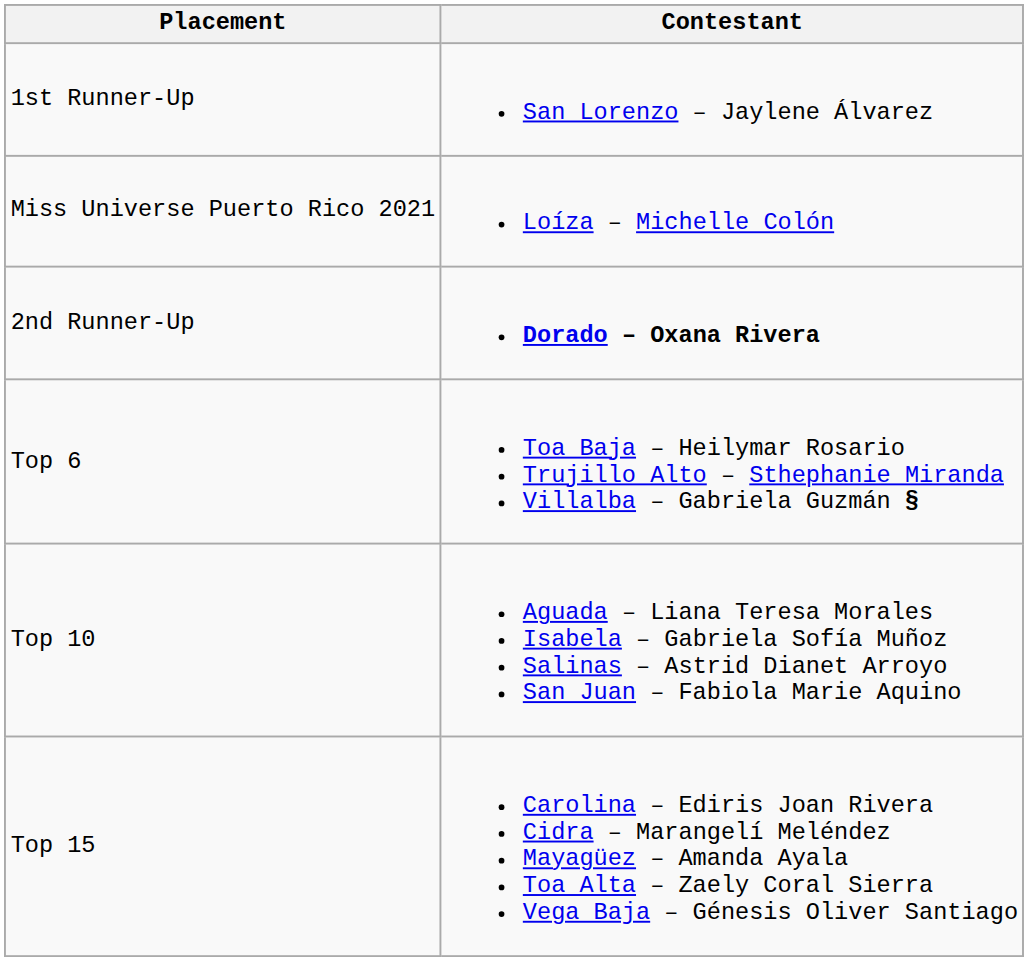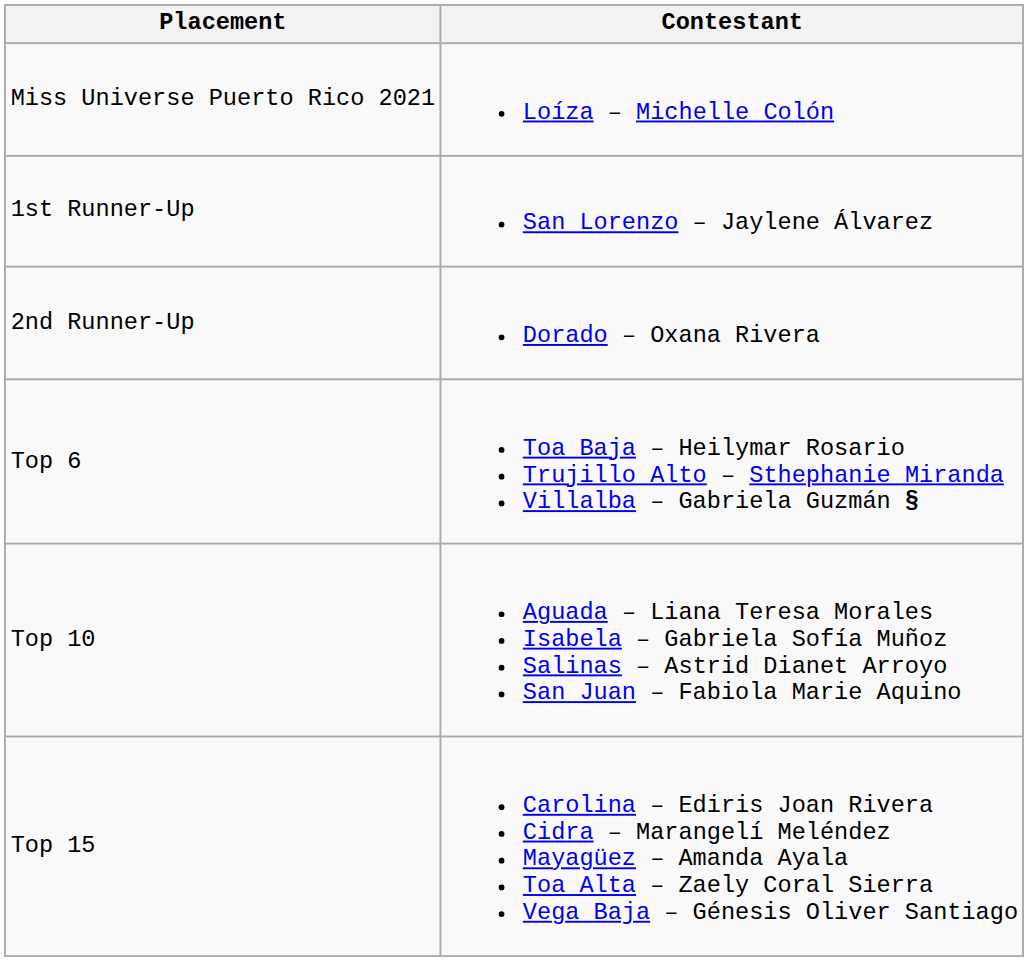rows swapped: (223, 211) <-> (103, 99)
(732, 337) bold -> (732, 337) normal
